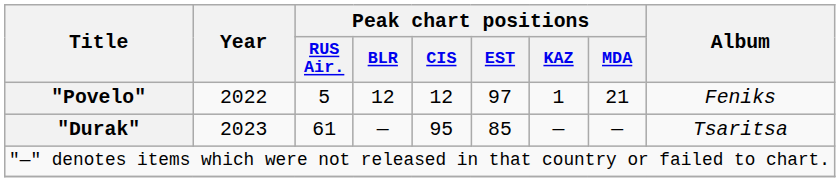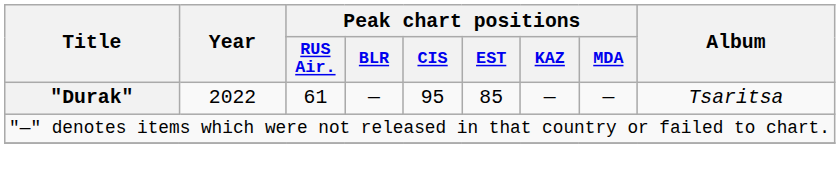- row: (99, 98)
(244, 130) 2023 -> (233, 98) 2022
